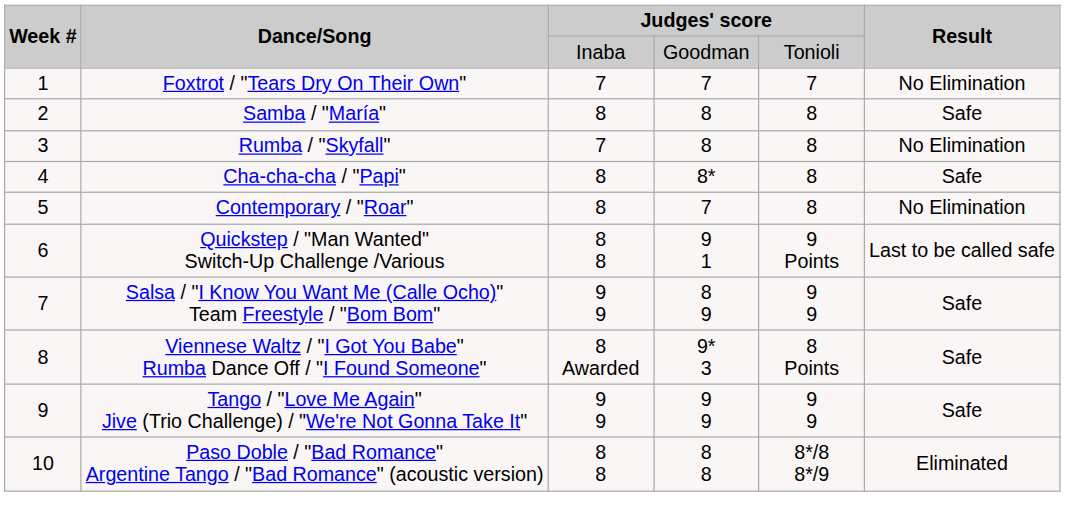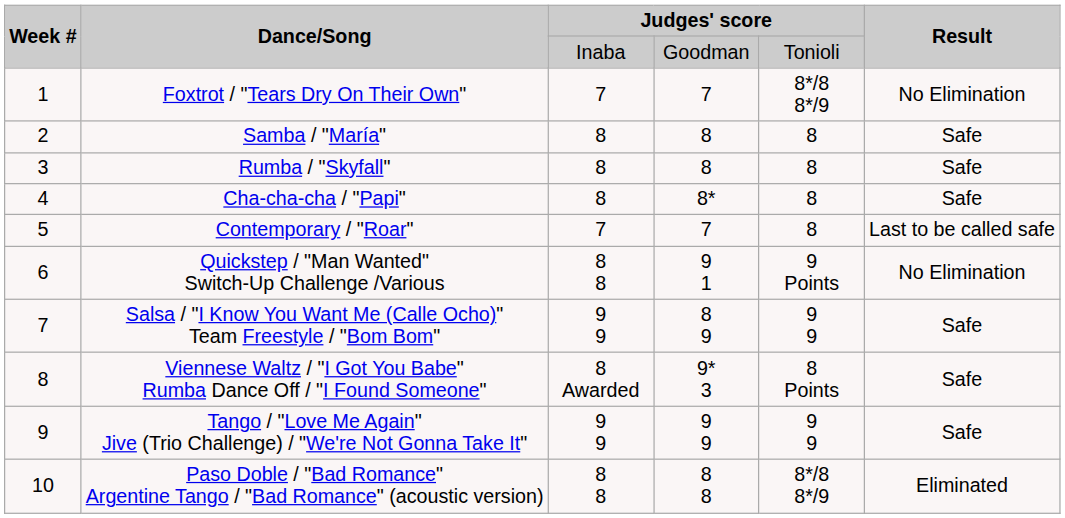(812, 83) 7 -> (812, 94) 8*/8 8*/9
(601, 145) 7 -> (601, 167) 8
(962, 145) No Elimination -> (962, 167) Safe
(601, 208) 8 -> (601, 230) 7
(962, 208) No Elimination -> (962, 230) Last to be called safe
(962, 250) Last to be called safe -> (962, 272) No Elimination
